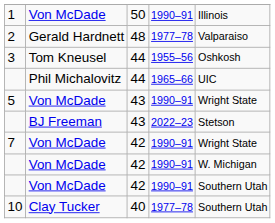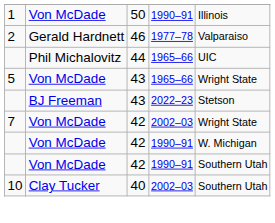(138, 36) 48 -> (138, 36) 46
- row: (11, 57)
(172, 100) 1990–91 -> (172, 79) 1965–66
(172, 143) 1990–91 -> (172, 122) 2002–03
(172, 207) 1977–78 -> (172, 186) 2002–03
